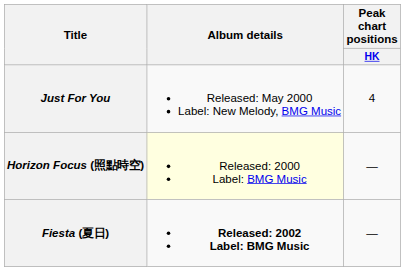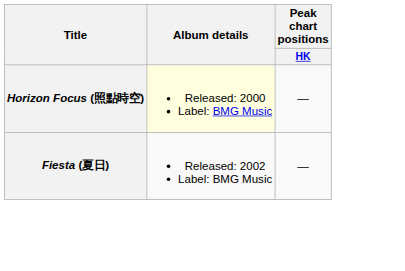- row: (75, 98)
(245, 239) bold -> (211, 172) normal
